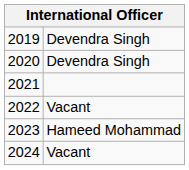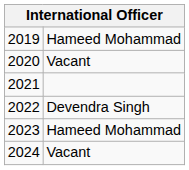(98, 38) Devendra Singh -> (114, 38) Hameed Mohammad
(98, 61) Devendra Singh -> (68, 61) Vacant
(68, 107) Vacant -> (98, 107) Devendra Singh
